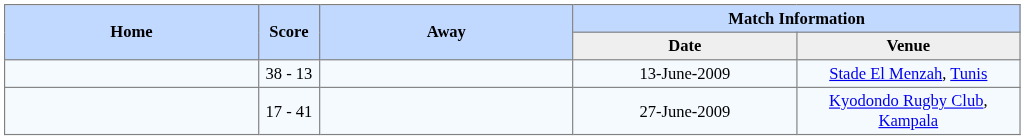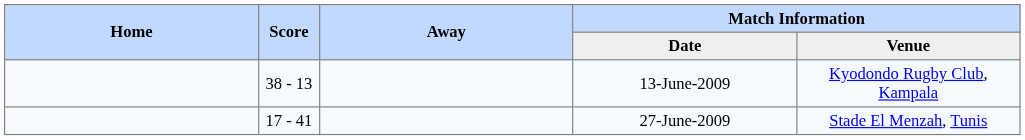(908, 73) Stade El Menzah, Tunis -> (908, 83) Kyodondo Rugby Club, Kampala
(908, 110) Kyodondo Rugby Club, Kampala -> (908, 120) Stade El Menzah, Tunis
